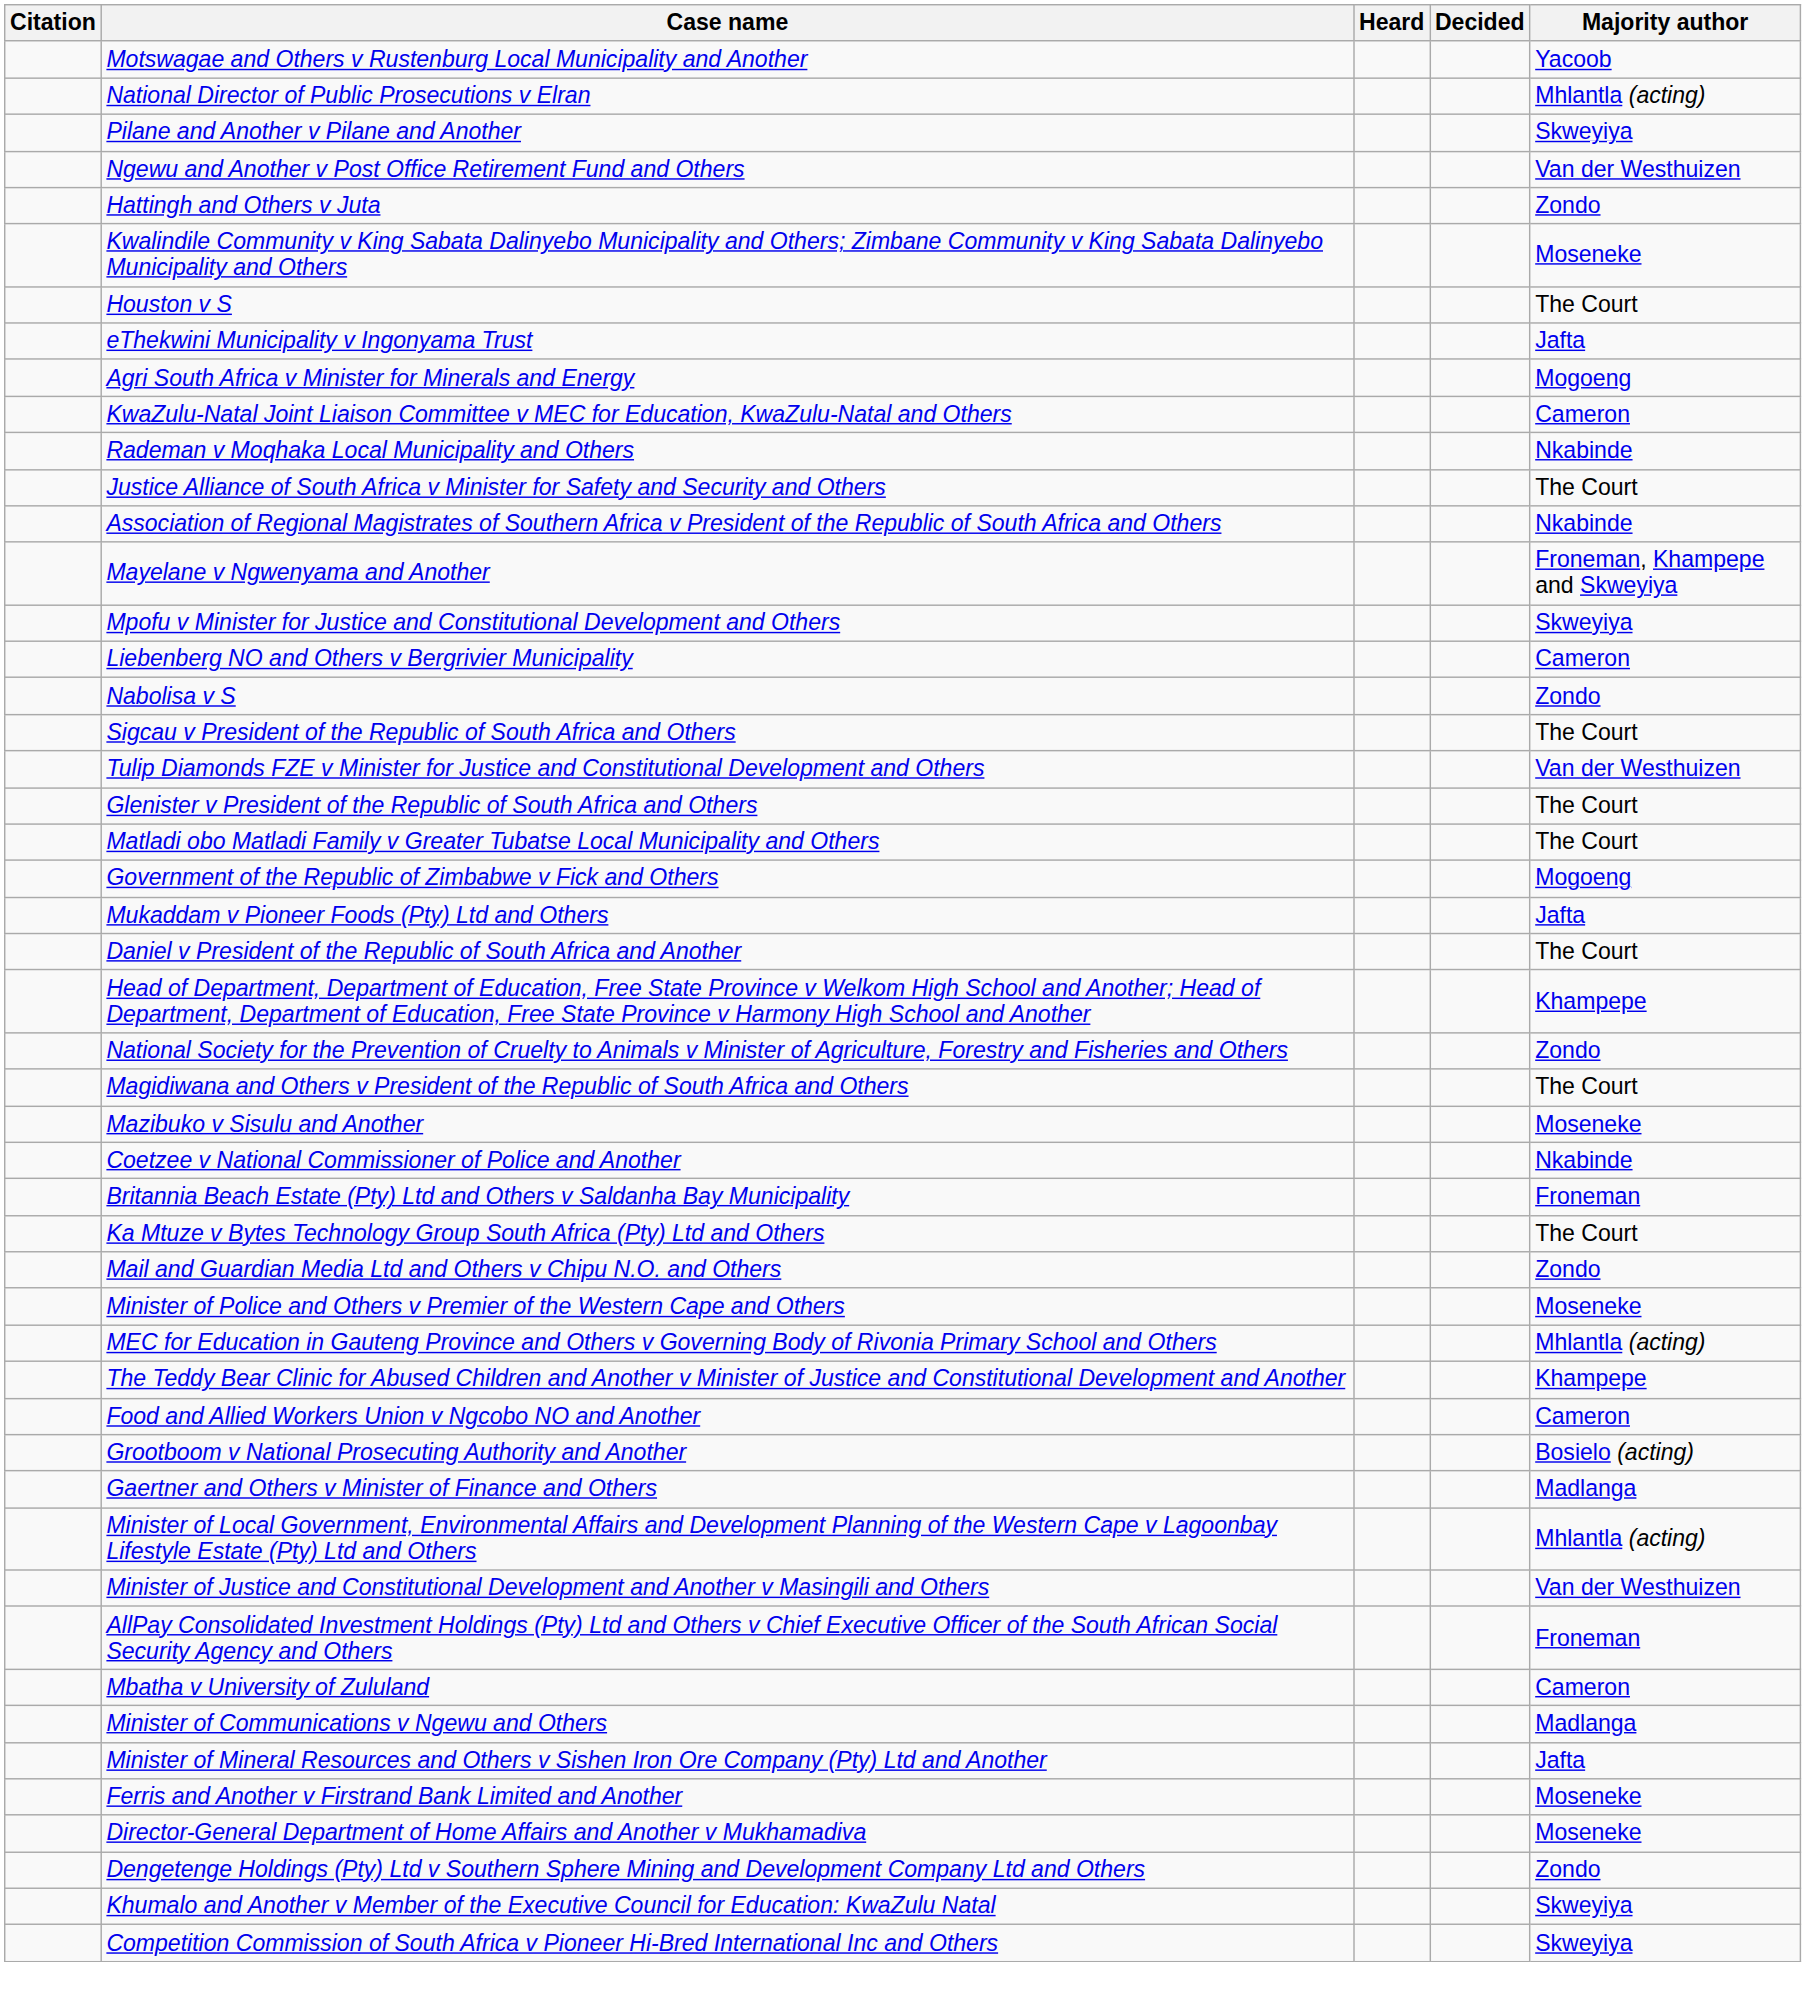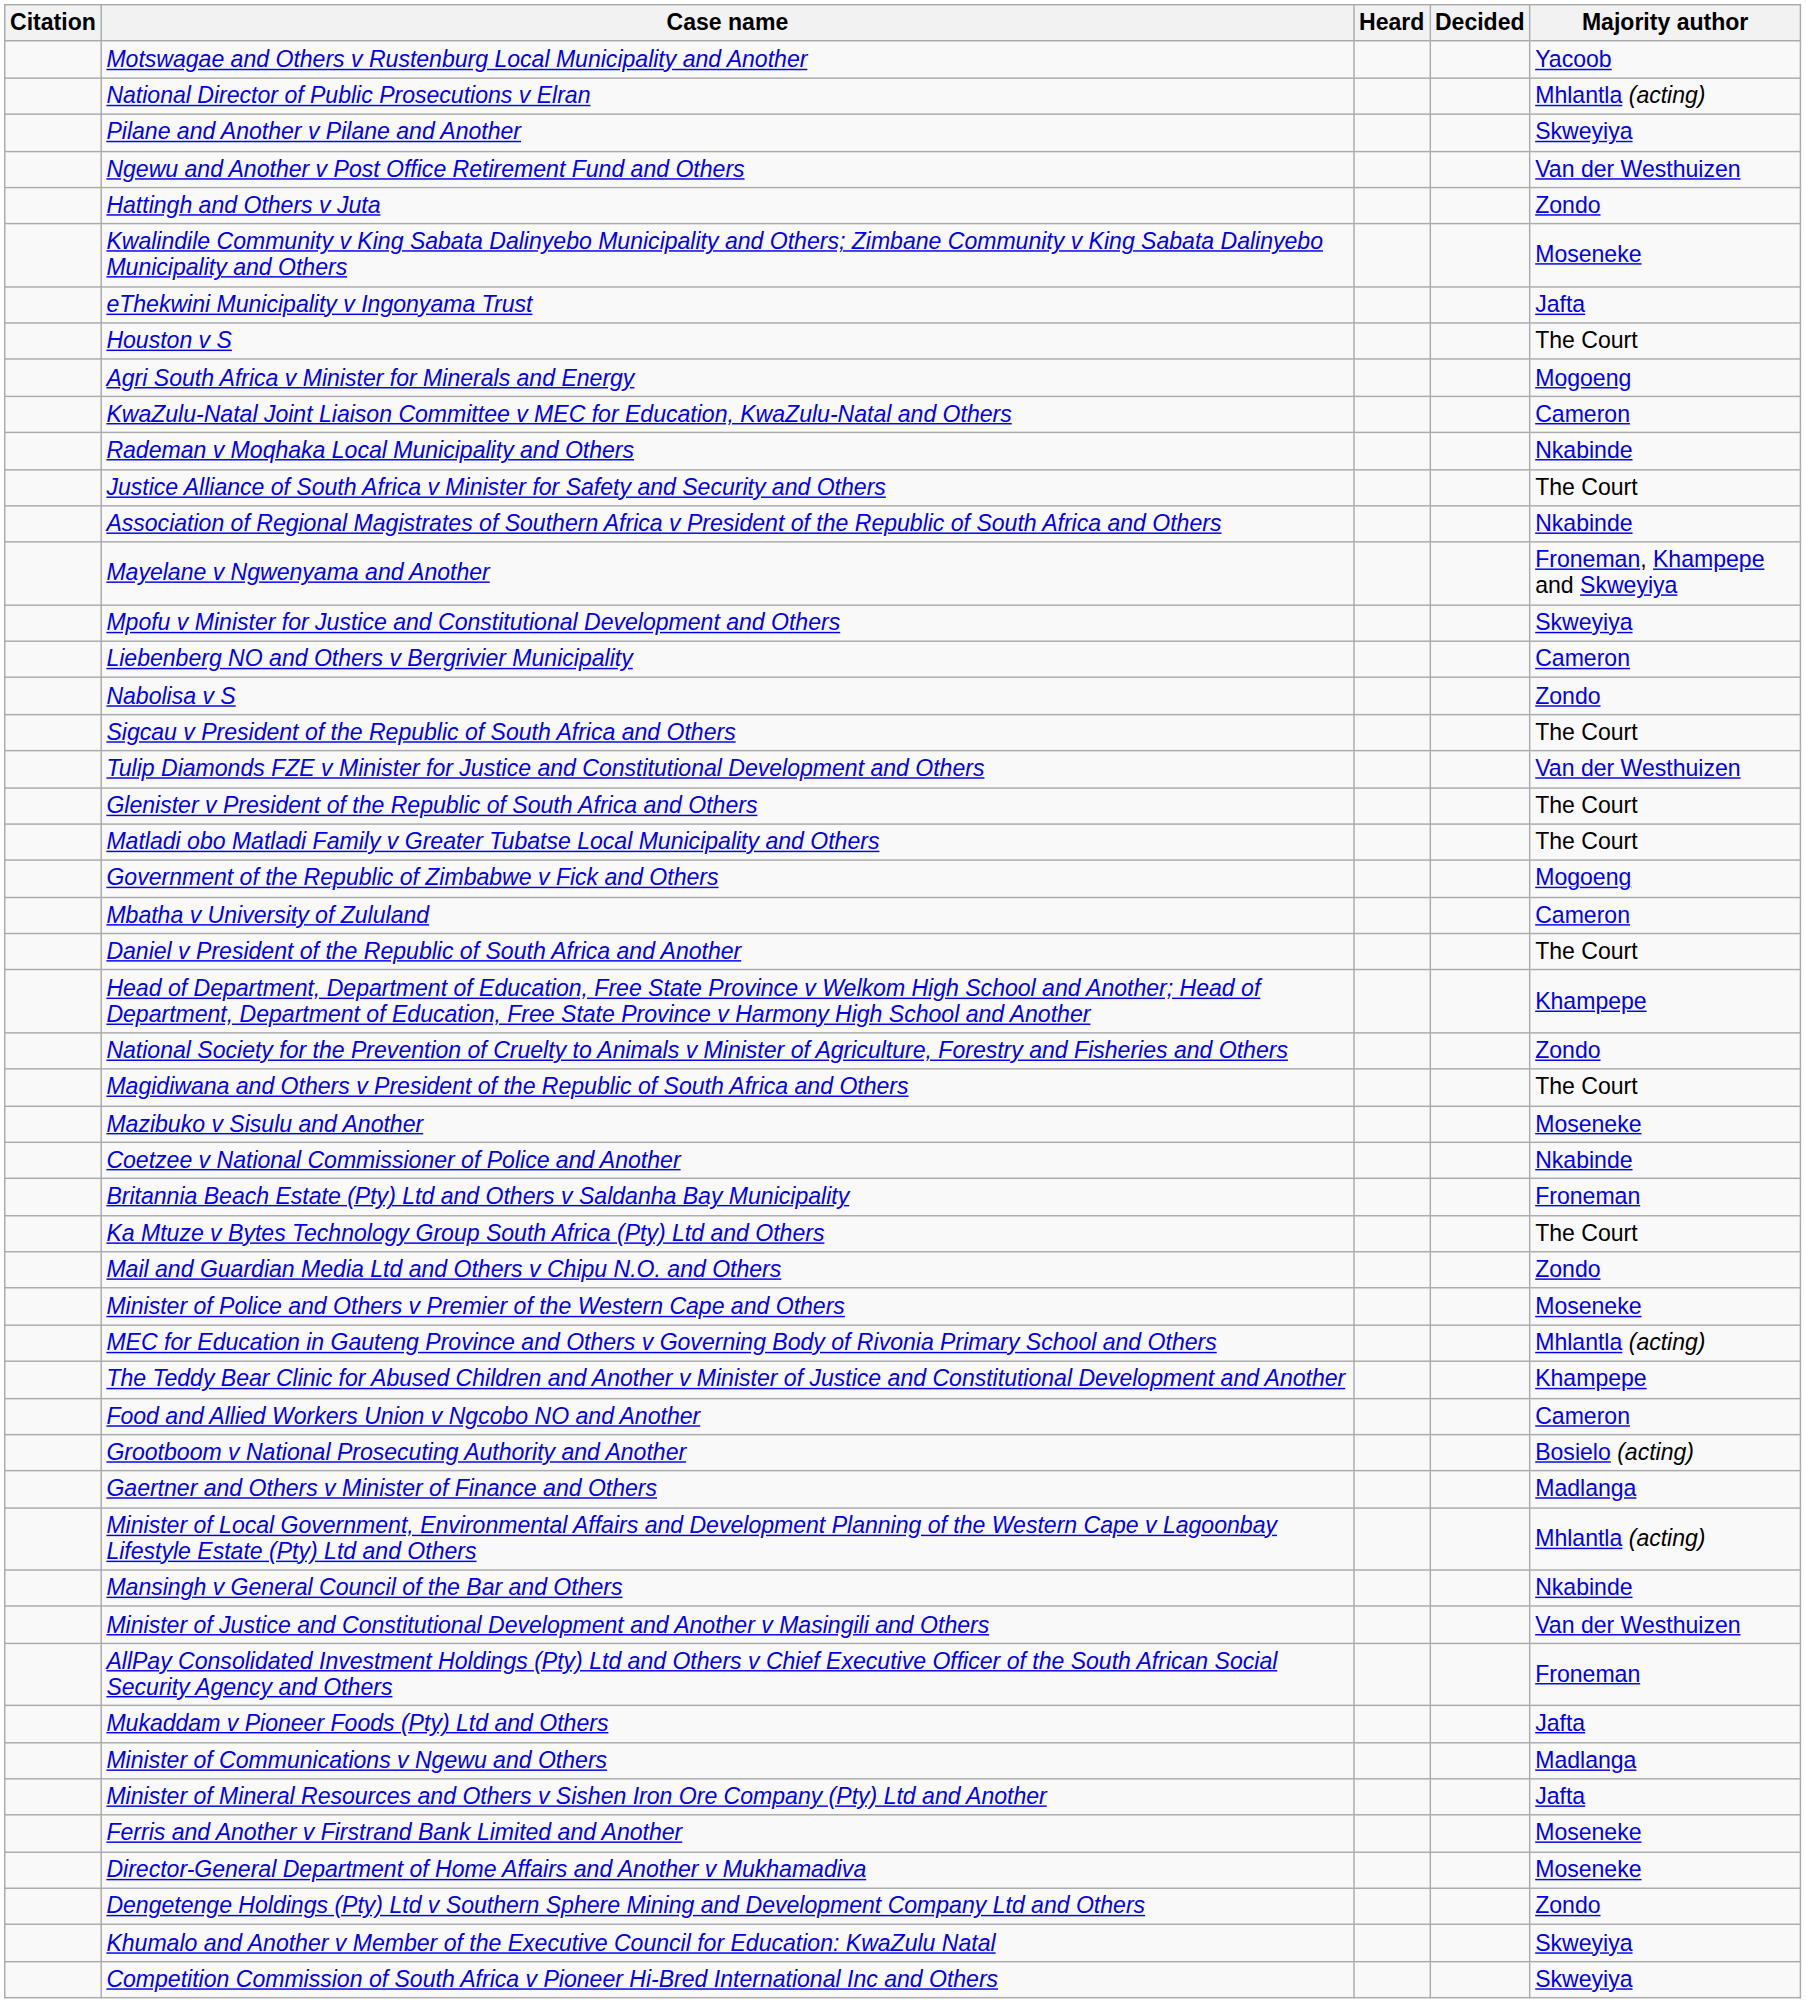rows swapped: (319, 341) <-> (169, 304)
rows swapped: (357, 915) <-> (268, 1687)
+ row: (364, 1588)
